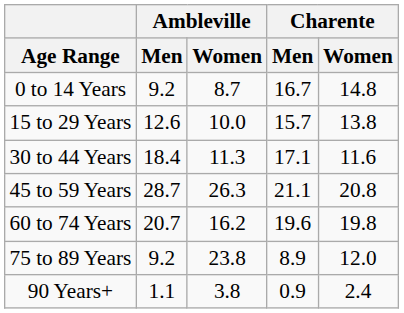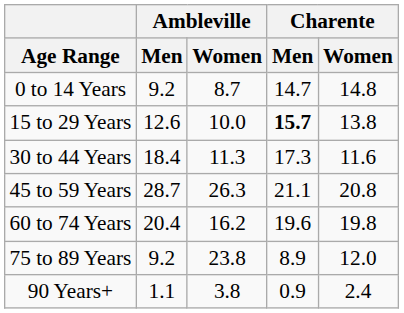(293, 88) 16.7 -> (293, 88) 14.7
(293, 122) normal -> (293, 122) bold
(293, 156) 17.1 -> (293, 156) 17.3
(162, 223) 20.7 -> (162, 223) 20.4
